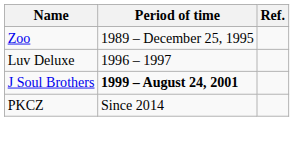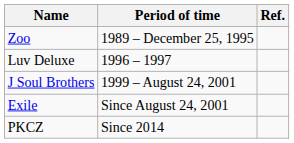(170, 82) bold -> (168, 82) normal
+ row: (23, 104)
